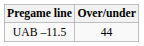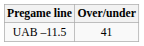(107, 32) 44 -> (107, 32) 41
